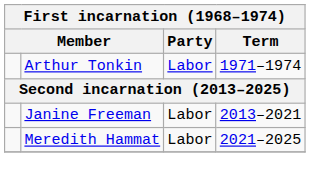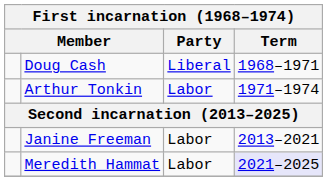+ row: (65, 66)
(261, 140) no background -> (279, 164) lavender background
